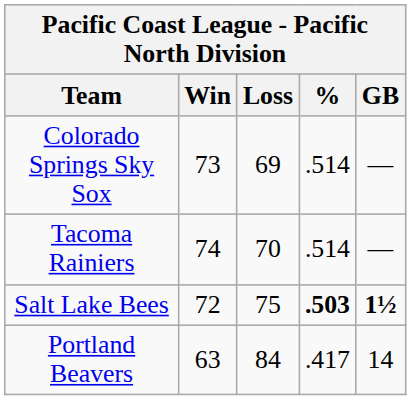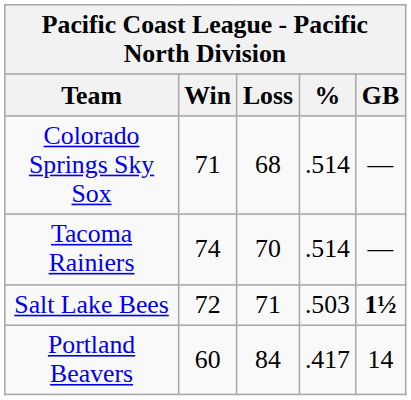(208, 164) 73 -> (208, 164) 71
(268, 164) 69 -> (268, 164) 68
(268, 304) 75 -> (268, 304) 71
(327, 304) bold -> (327, 304) normal
(208, 359) 63 -> (208, 359) 60
